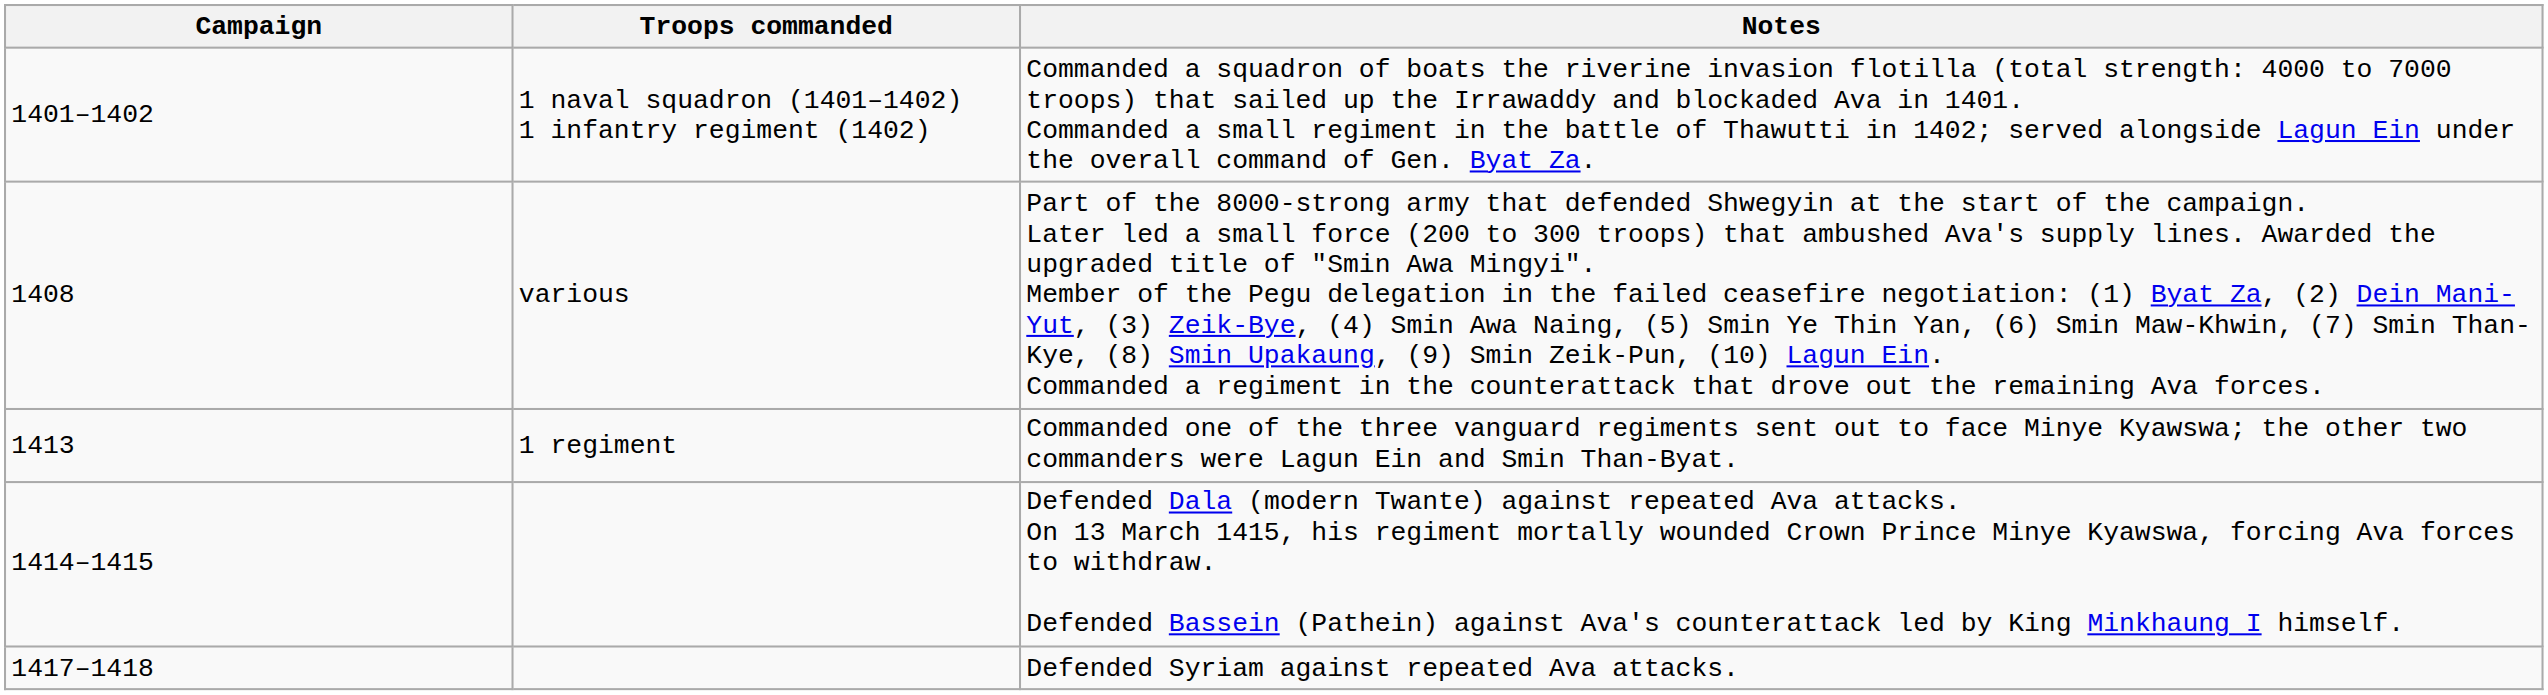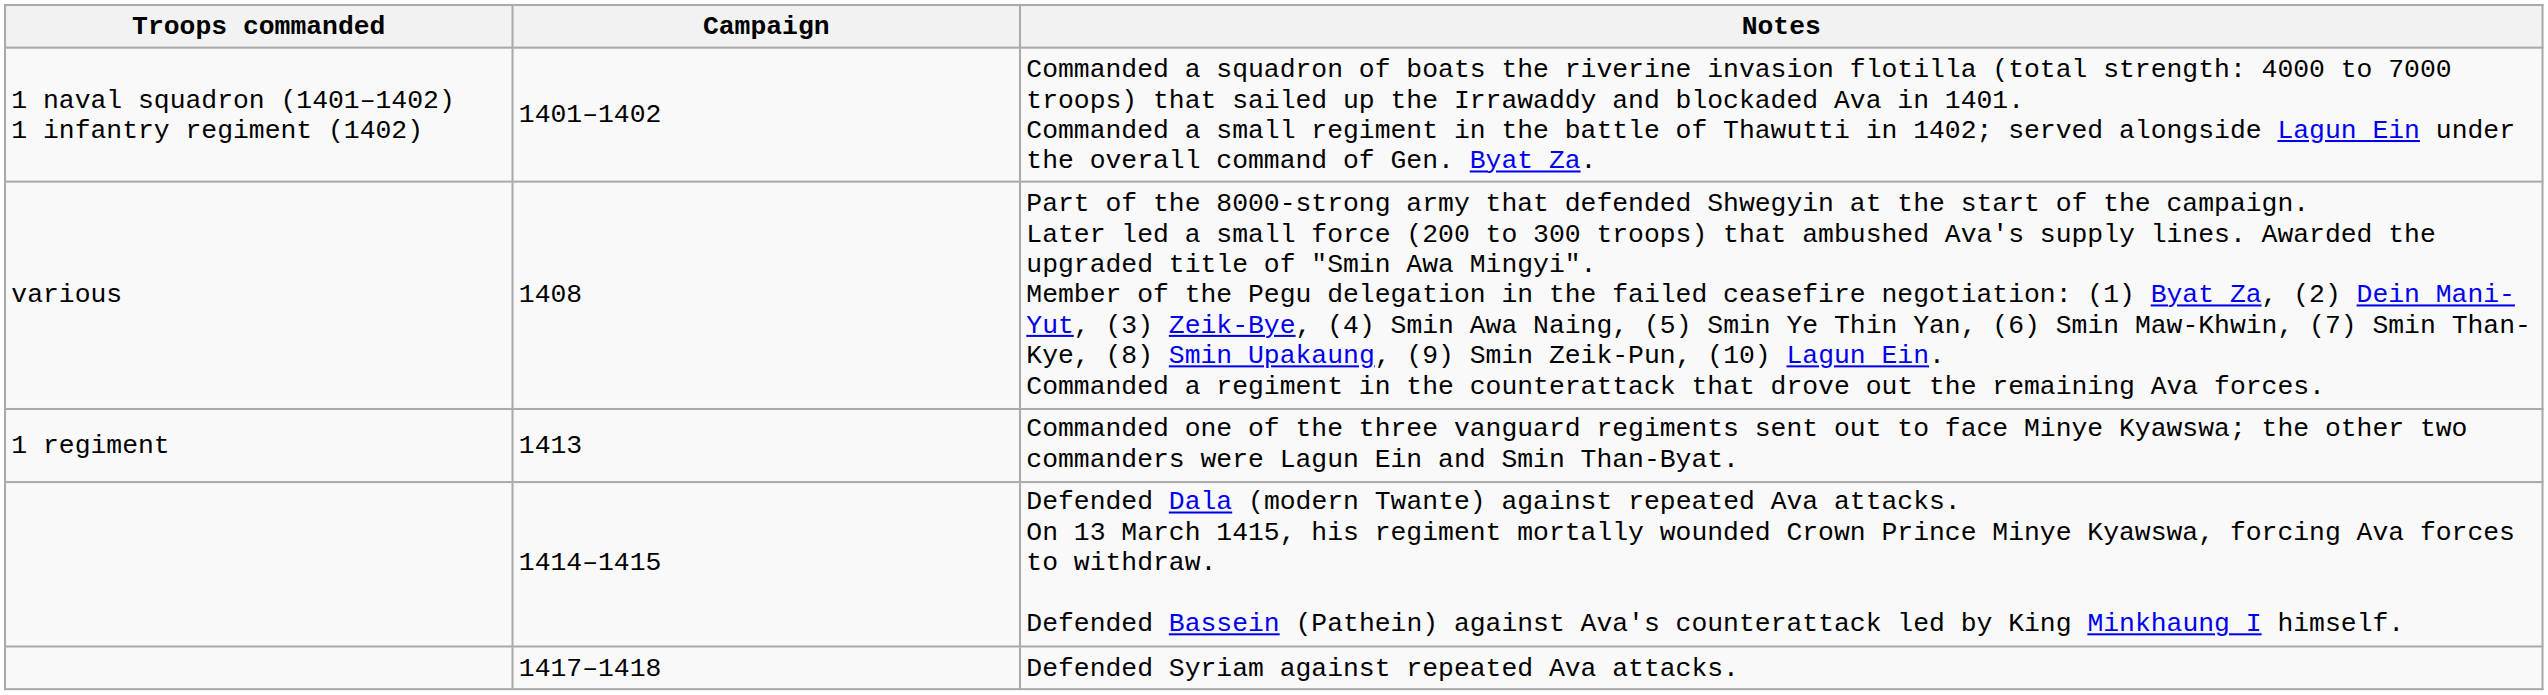columns swapped: (259, 27) <-> (766, 27)
